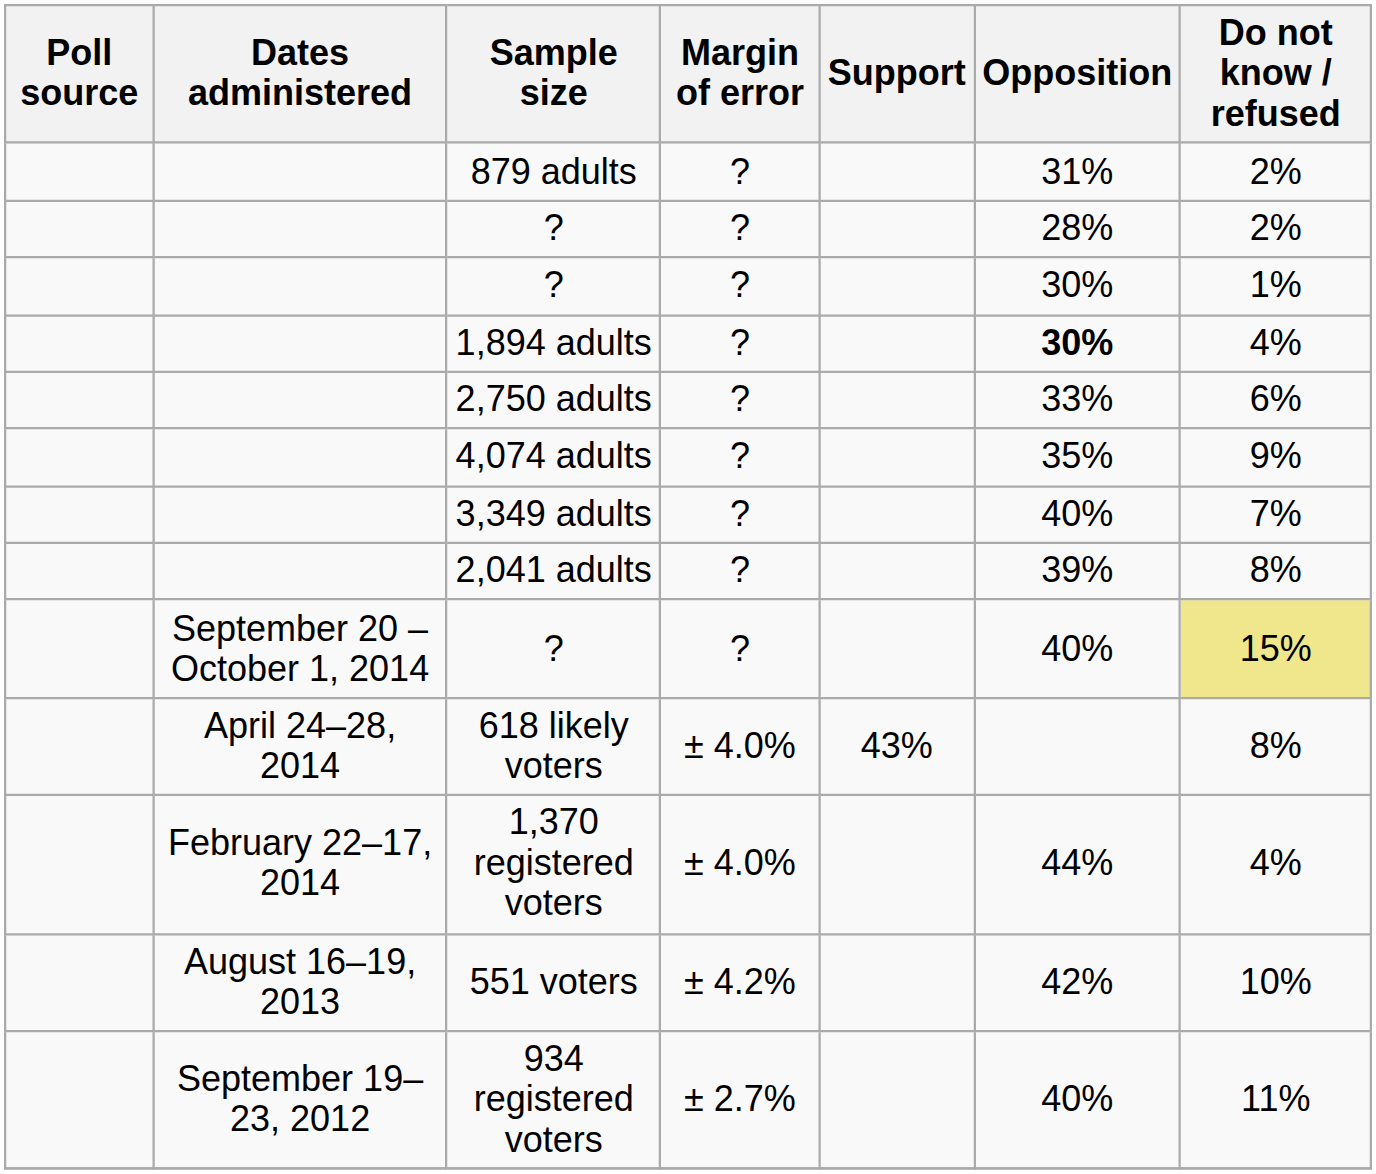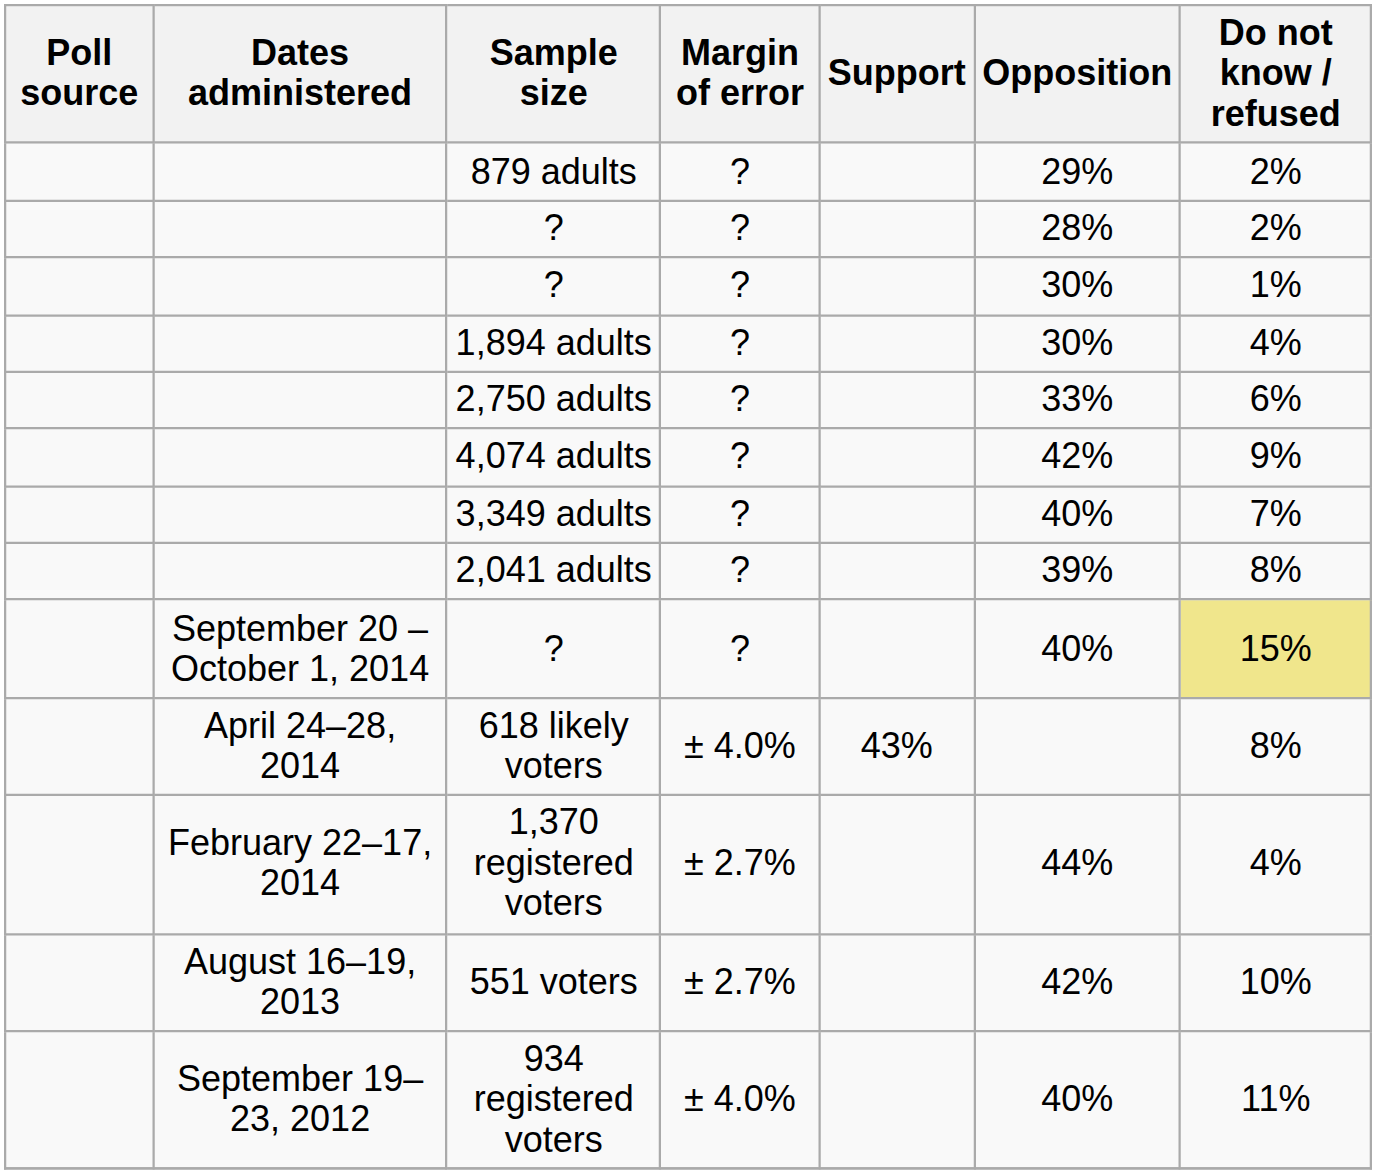(1077, 171) 31% -> (1077, 171) 29%
(1077, 342) bold -> (1077, 342) normal
(1077, 456) 35% -> (1077, 456) 42%
(740, 863) ± 4.0% -> (740, 863) ± 2.7%
(740, 981) ± 4.2% -> (740, 981) ± 2.7%
(740, 1099) ± 2.7% -> (740, 1099) ± 4.0%
